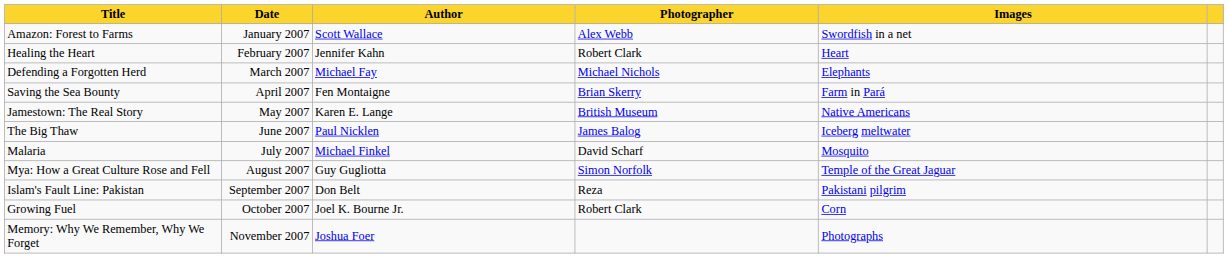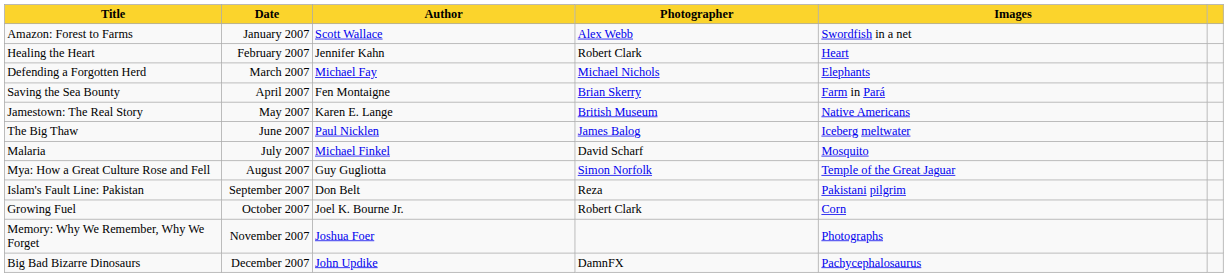+ row: (74, 262)
